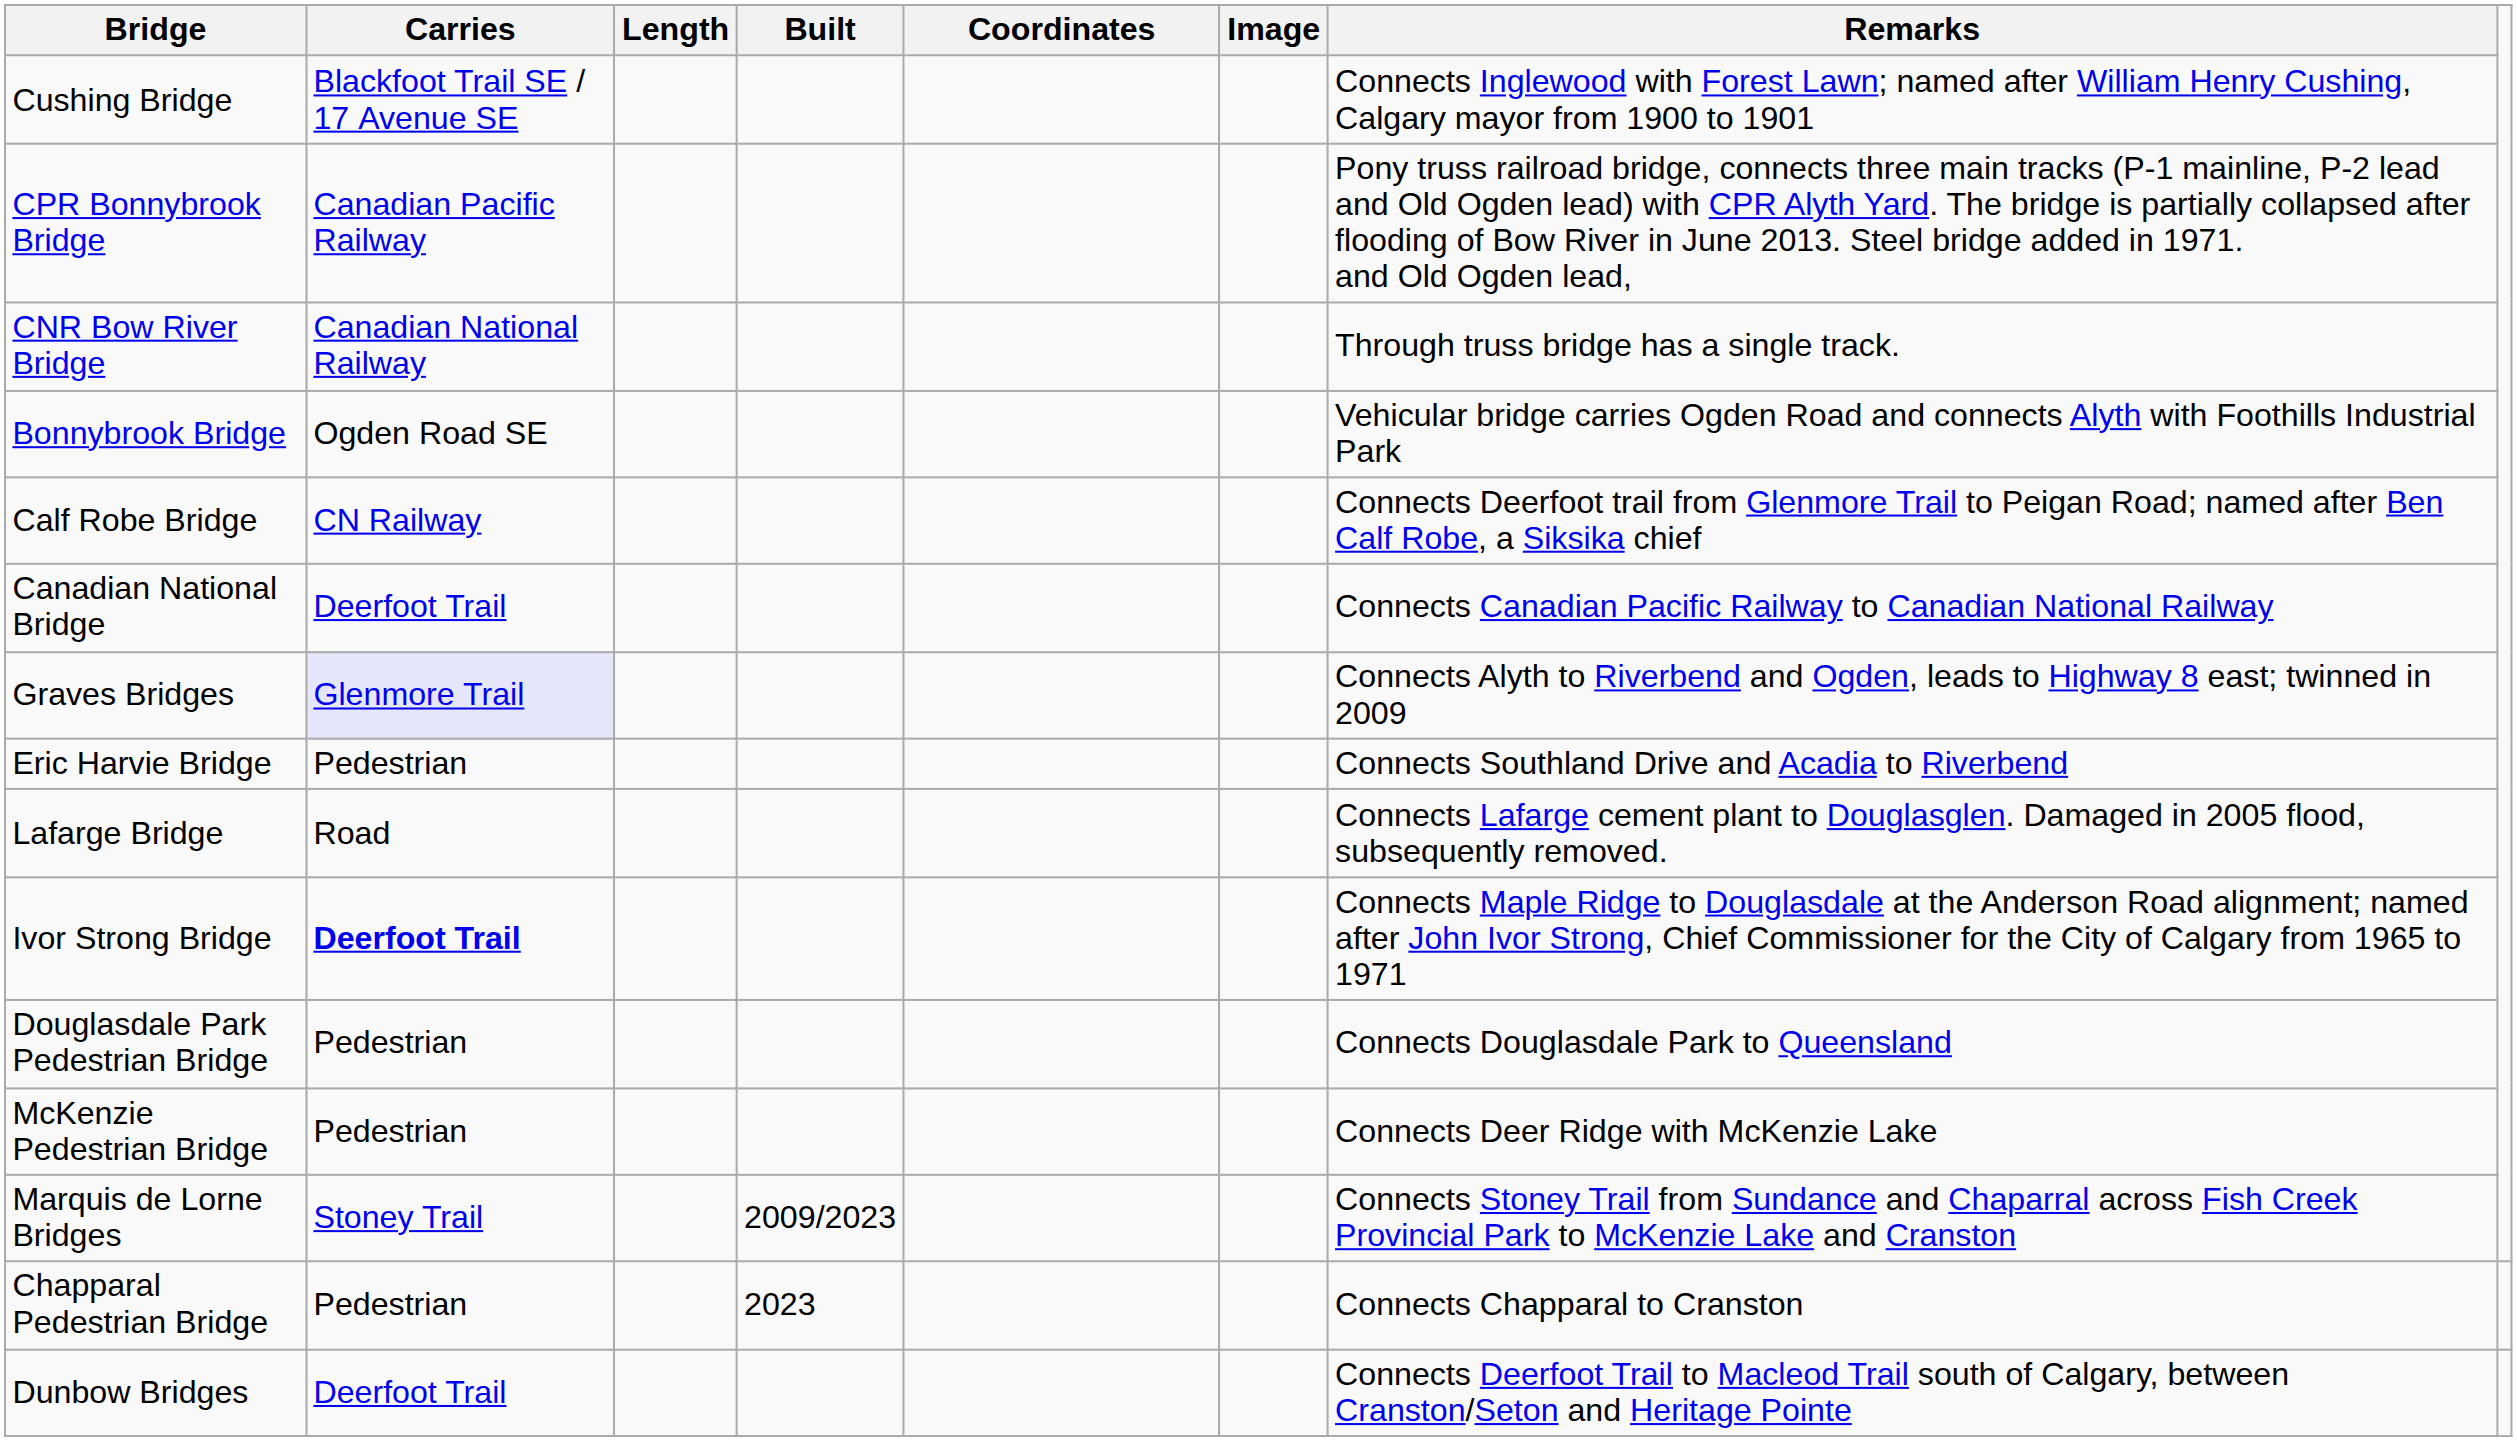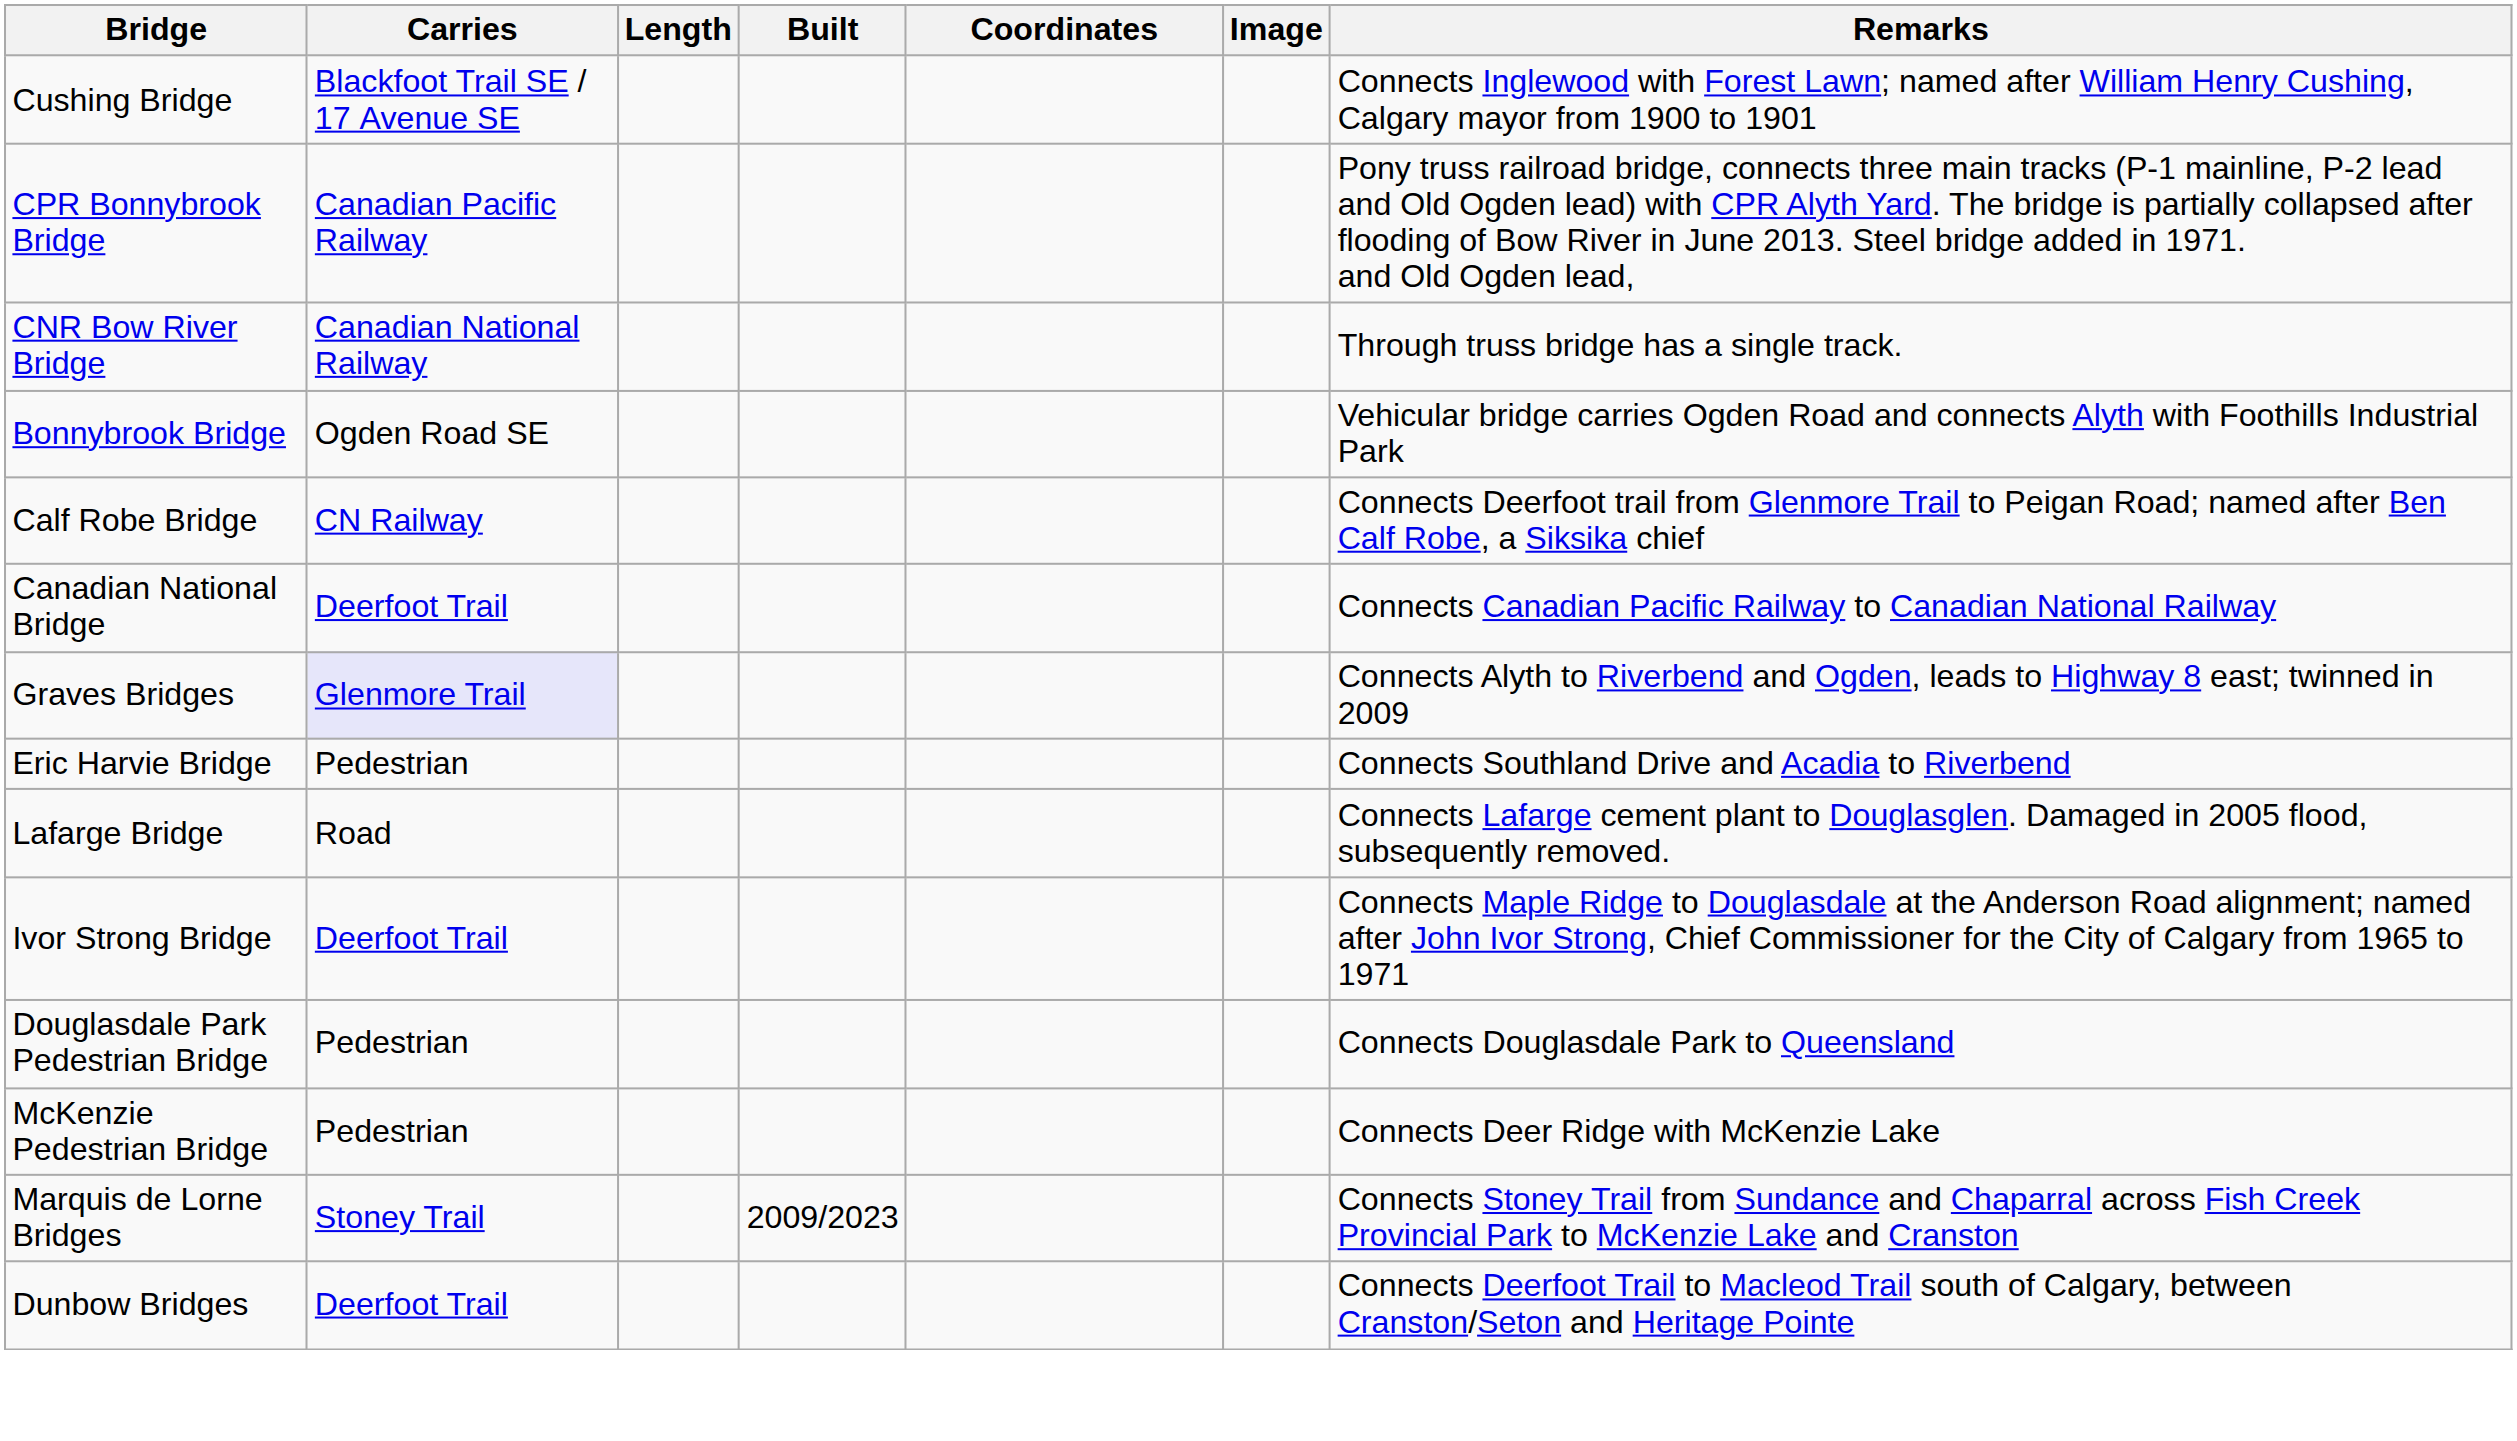(417, 938) bold -> (411, 938) normal
- row: (140, 1304)
